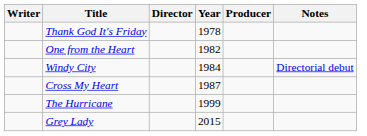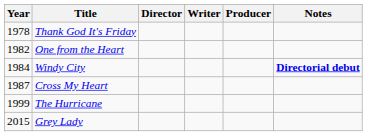columns swapped: (209, 13) <-> (24, 13)
(315, 67) normal -> (318, 67) bold
